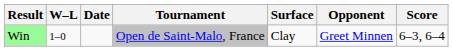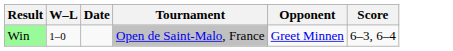- column: (292, 14)
